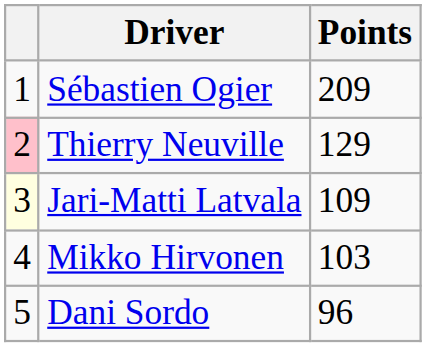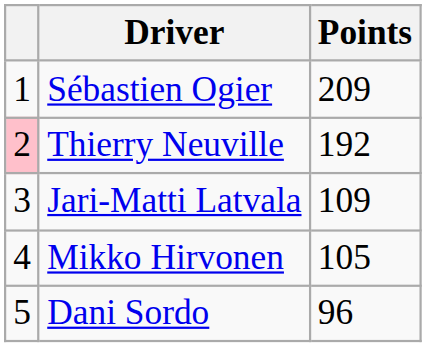(344, 144) 129 -> (344, 144) 192
(22, 200) lightyellow background -> (22, 200) no background
(344, 256) 103 -> (344, 256) 105
